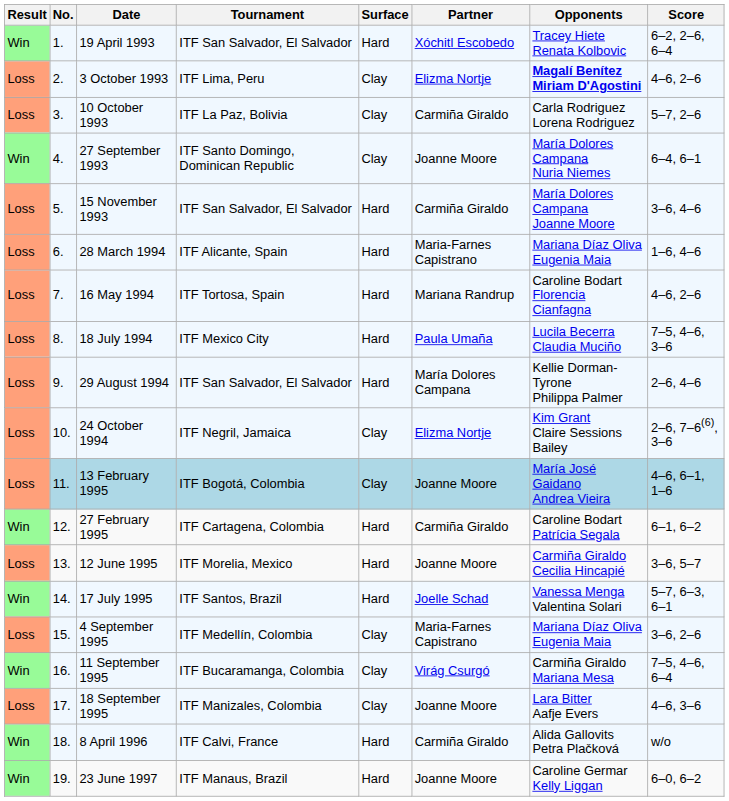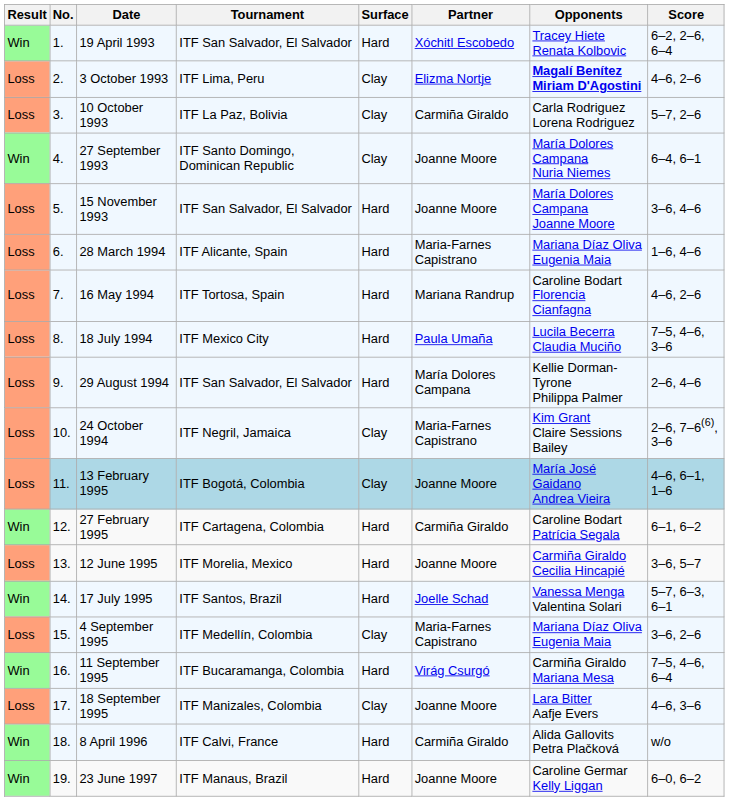(462, 208) Carmiña Giraldo -> (456, 208) Joanne Moore
(453, 432) Elizma Nortje -> (453, 432) Maria-Farnes Capistrano
(374, 670) Clay -> (375, 670) Hard
